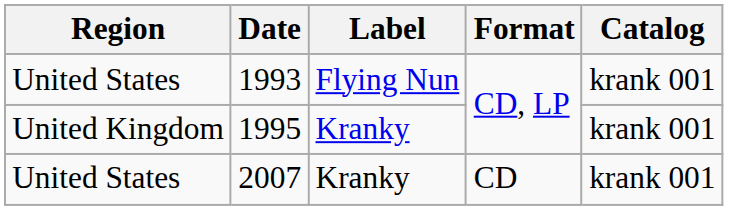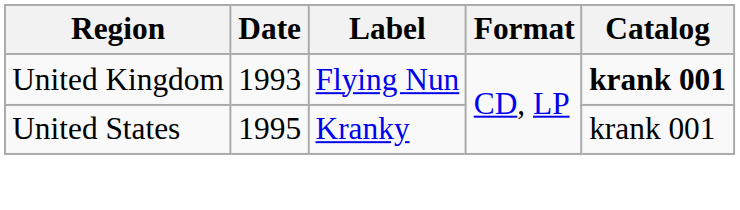(96, 79) United States -> (118, 79) United Kingdom
(652, 79) normal -> (658, 79) bold
(118, 128) United Kingdom -> (96, 128) United States
- row: (270, 178)
